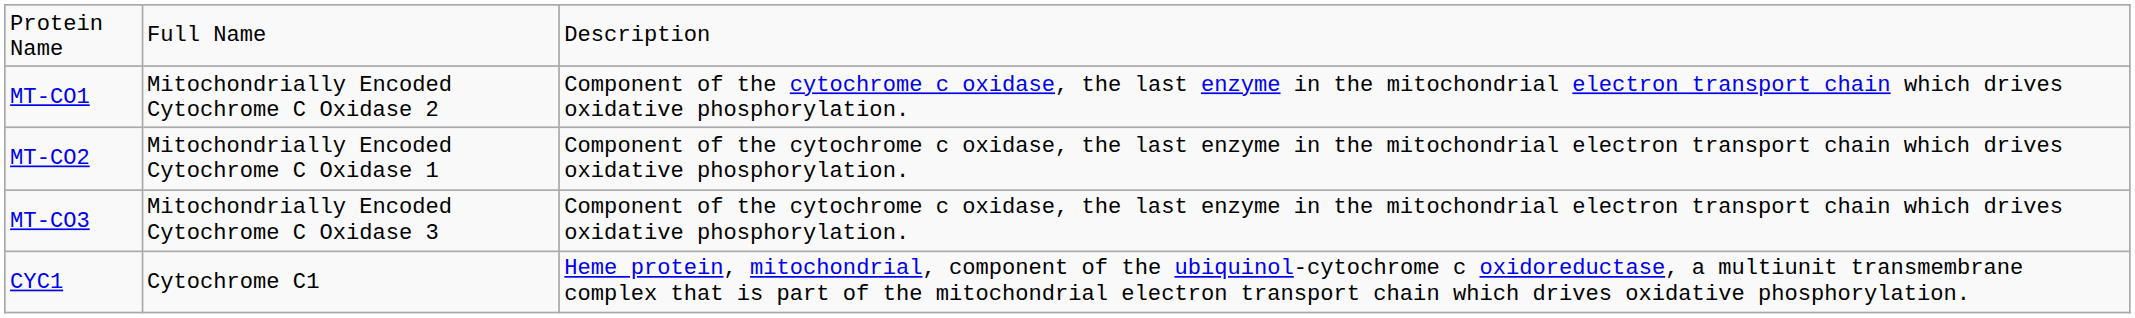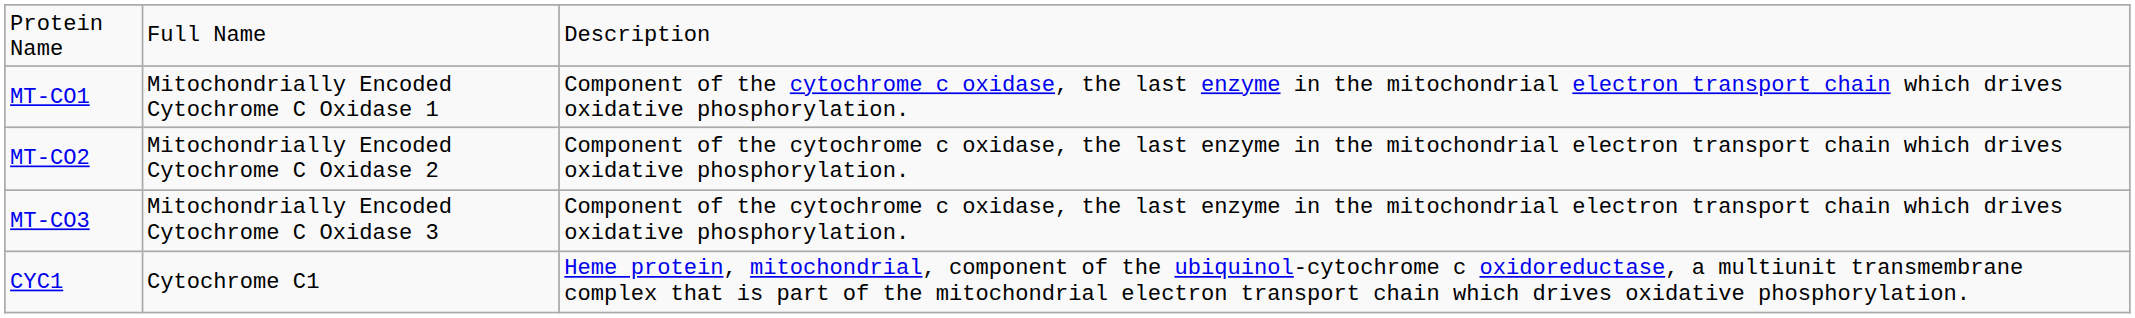(300, 97) Mitochondrially Encoded Cytochrome C Oxidase 2 -> (300, 97) Mitochondrially Encoded Cytochrome C Oxidase 1
(300, 159) Mitochondrially Encoded Cytochrome C Oxidase 1 -> (300, 159) Mitochondrially Encoded Cytochrome C Oxidase 2
